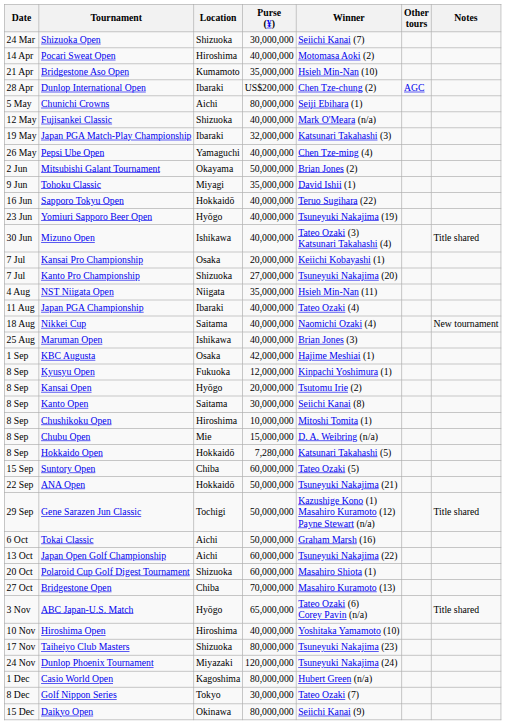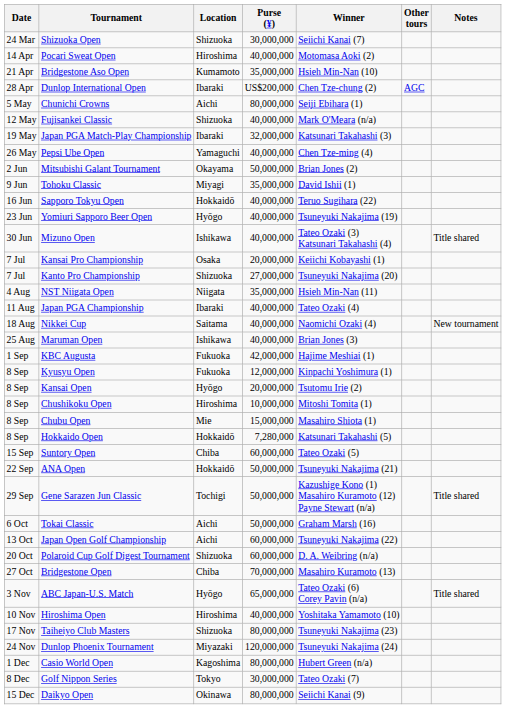(208, 356) Osaka -> (213, 356) Fukuoka
- row: (65, 404)
(338, 436) D. A. Weibring (n/a) -> (337, 420) Masahiro Shiota (1)
(337, 572) Masahiro Shiota (1) -> (338, 556) D. A. Weibring (n/a)
